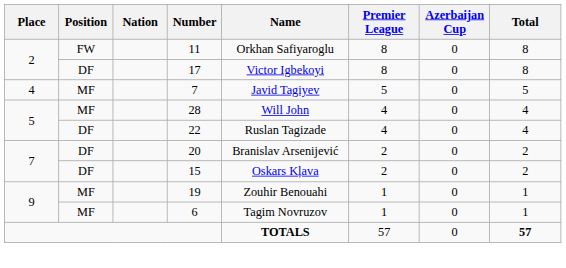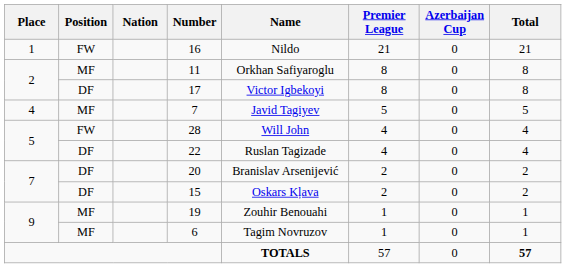+ row: (195, 49)
(86, 49) FW -> (86, 70) MF
(86, 110) MF -> (86, 130) FW
